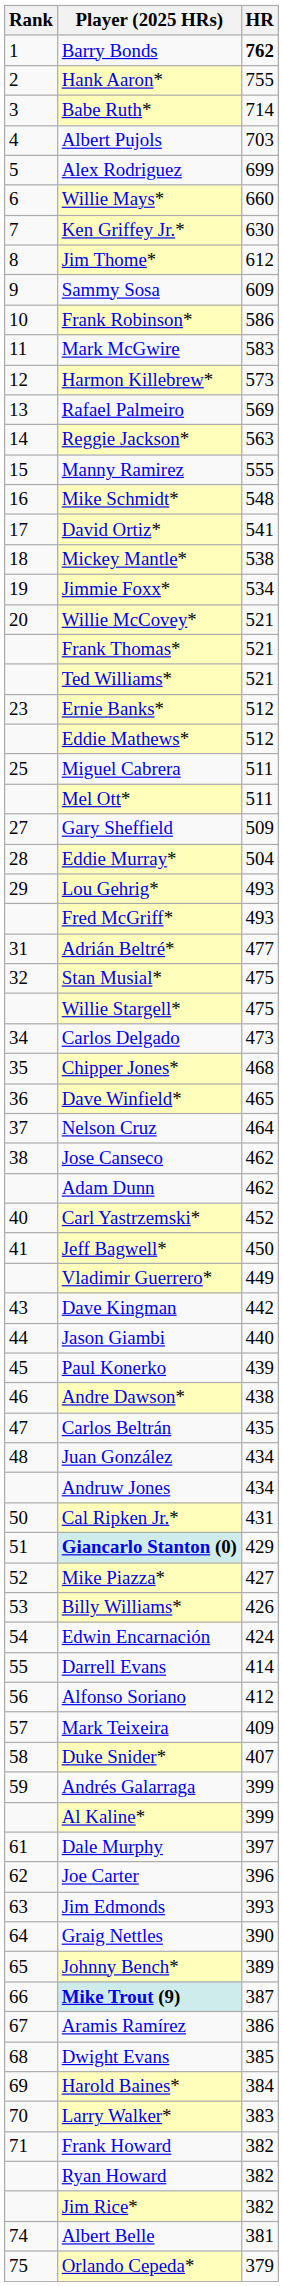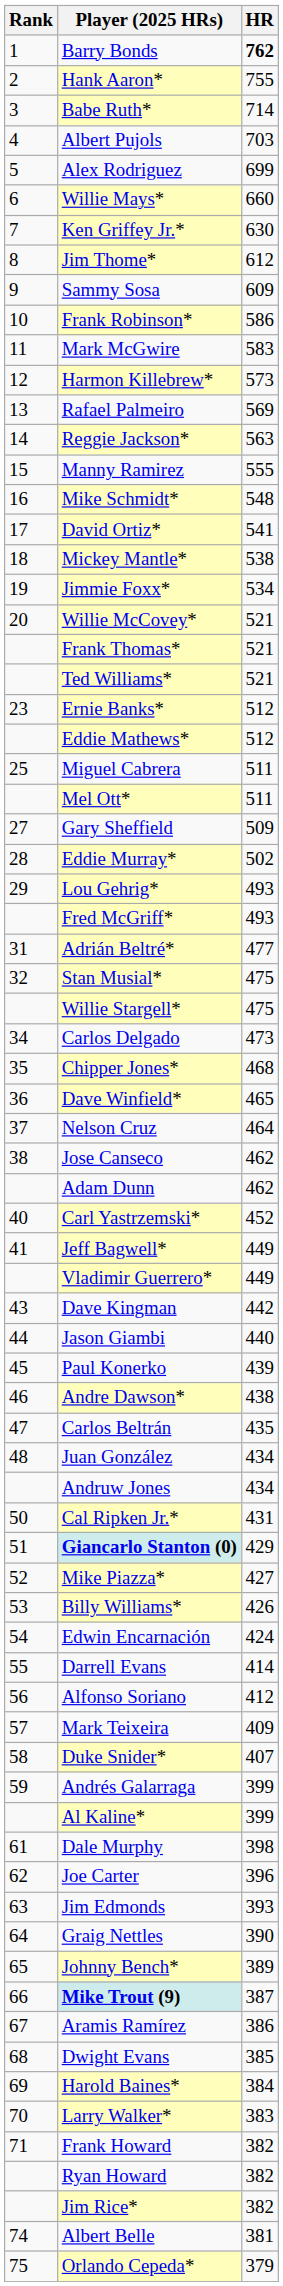(260, 858) 504 -> (260, 858) 502
(260, 1247) 450 -> (260, 1247) 449
(260, 1846) 397 -> (260, 1846) 398
